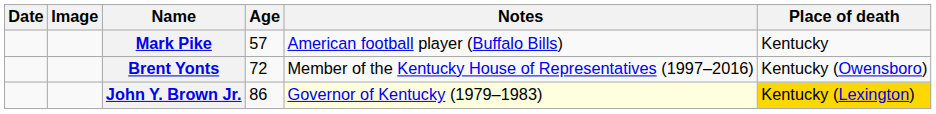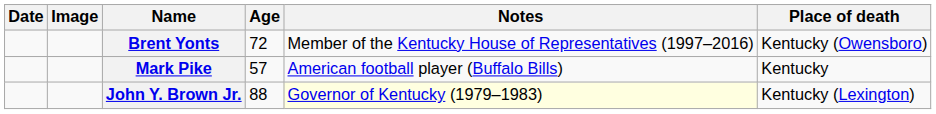rows swapped: (174, 69) <-> (174, 43)
(258, 95) 86 -> (258, 95) 88
(838, 95) gold background -> (838, 95) no background
